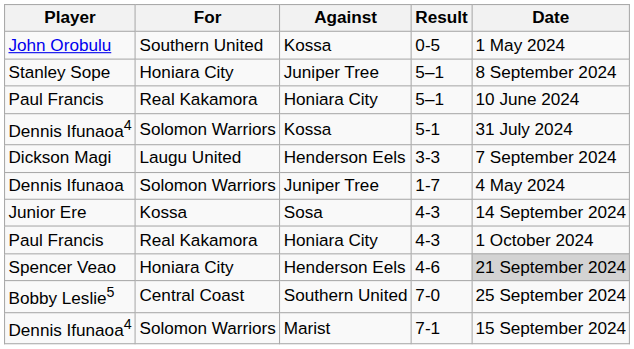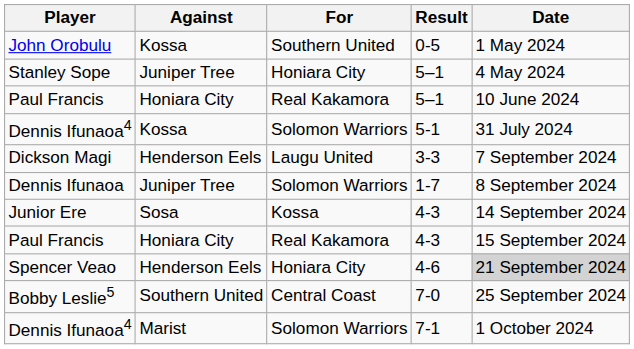columns swapped: (208, 18) <-> (346, 18)
(546, 72) 8 September 2024 -> (520, 72) 4 May 2024
(520, 185) 4 May 2024 -> (546, 185) 8 September 2024
(535, 239) 1 October 2024 -> (551, 239) 15 September 2024
(551, 328) 15 September 2024 -> (535, 328) 1 October 2024
